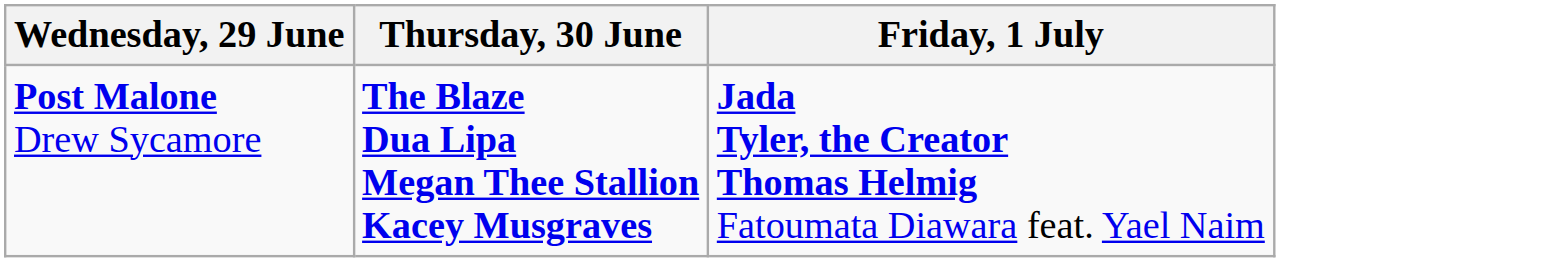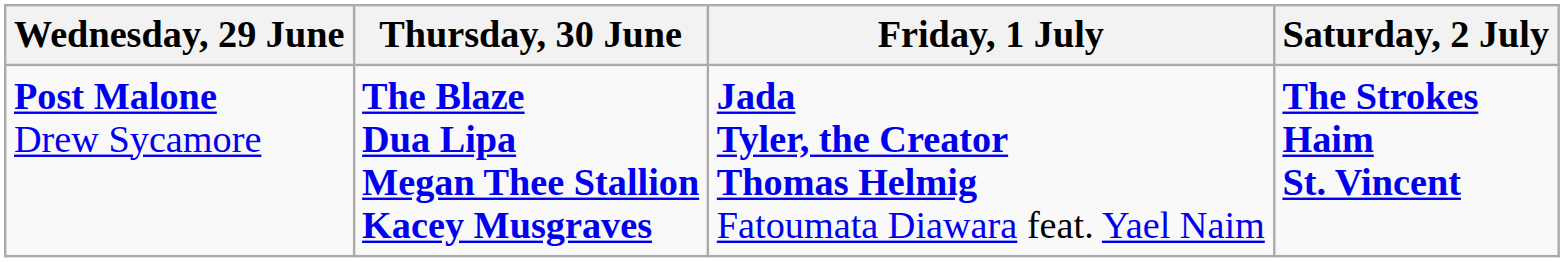+ column: (1416, 34)
